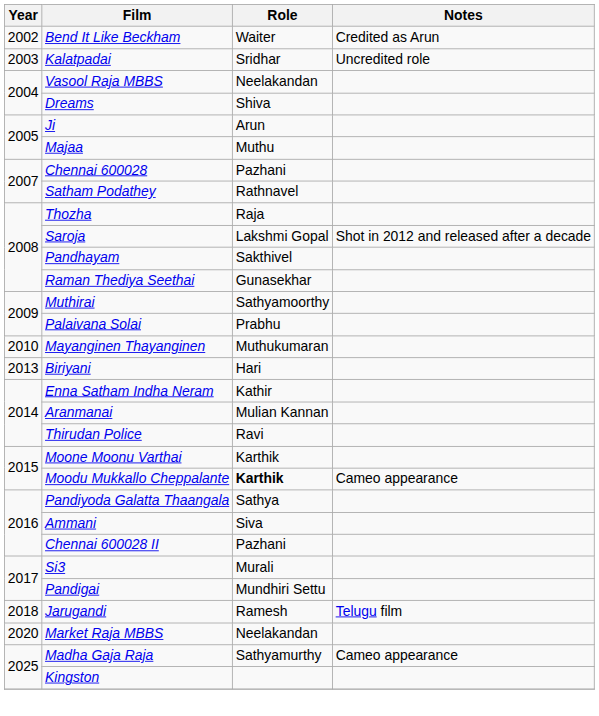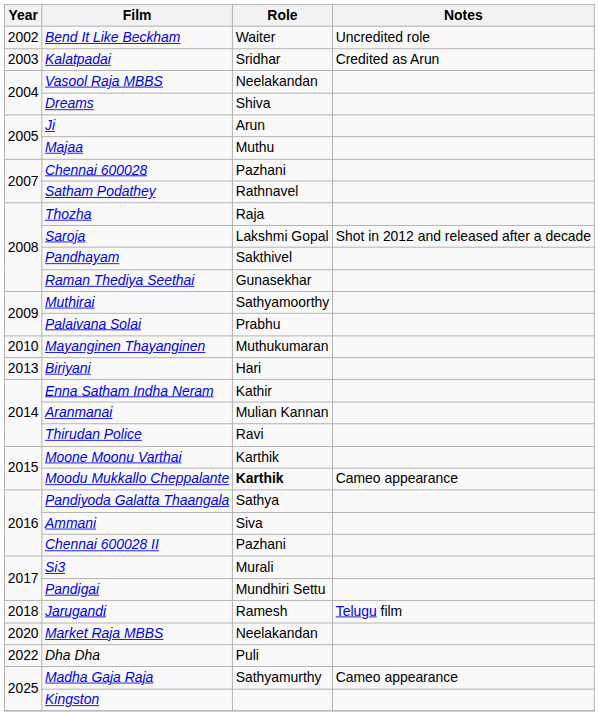(388, 37) Credited as Arun -> (383, 37) Uncredited role
(383, 59) Uncredited role -> (388, 59) Credited as Arun
+ row: (72, 655)
